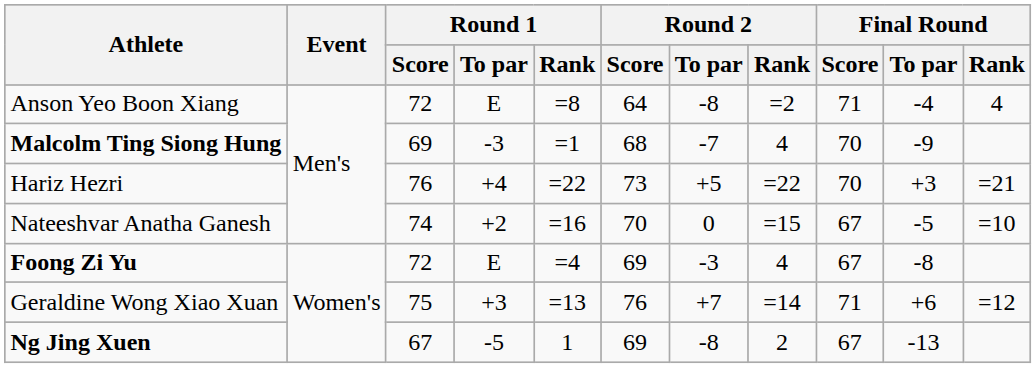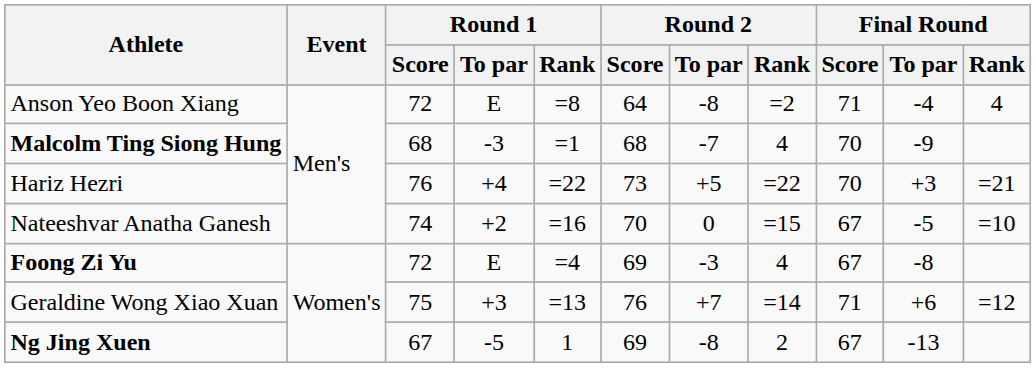(420, 143) 69 -> (420, 143) 68
